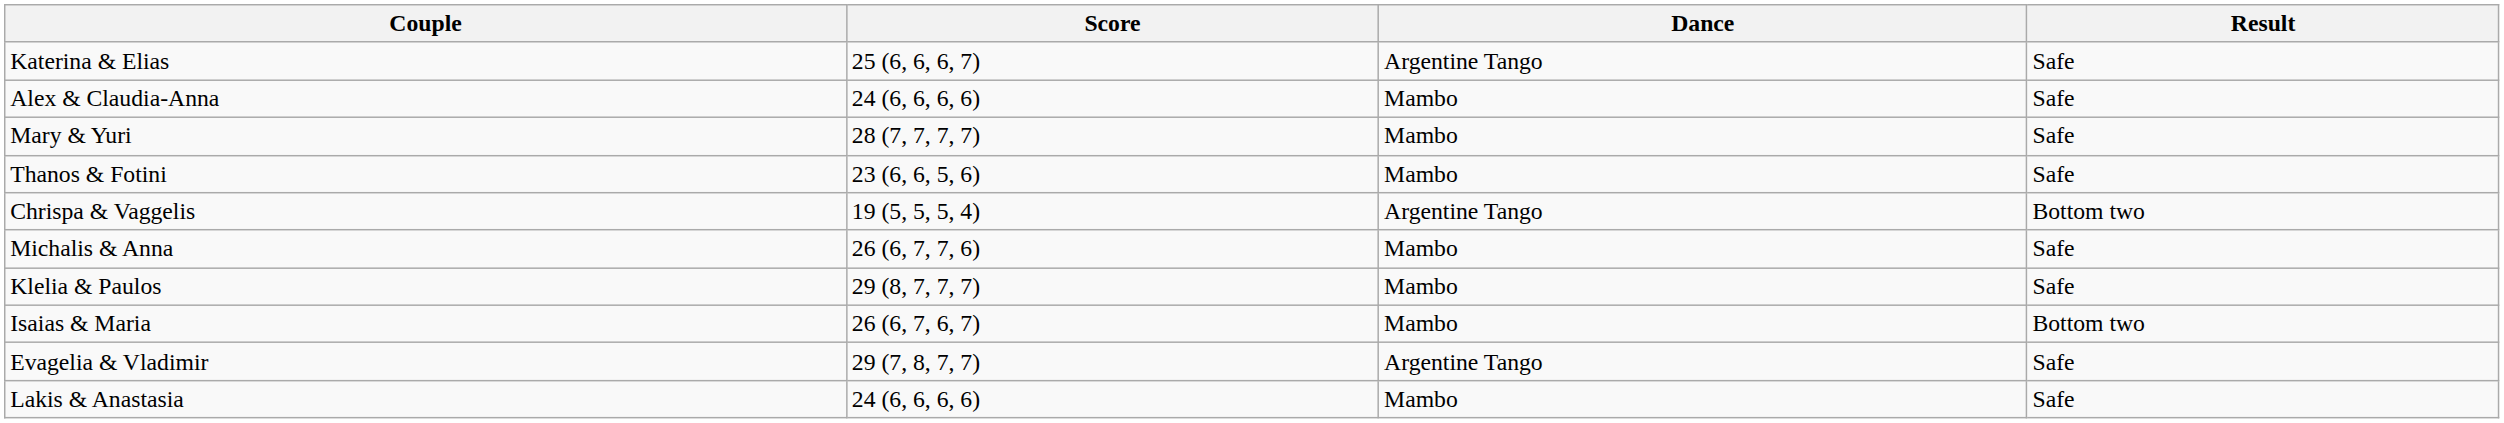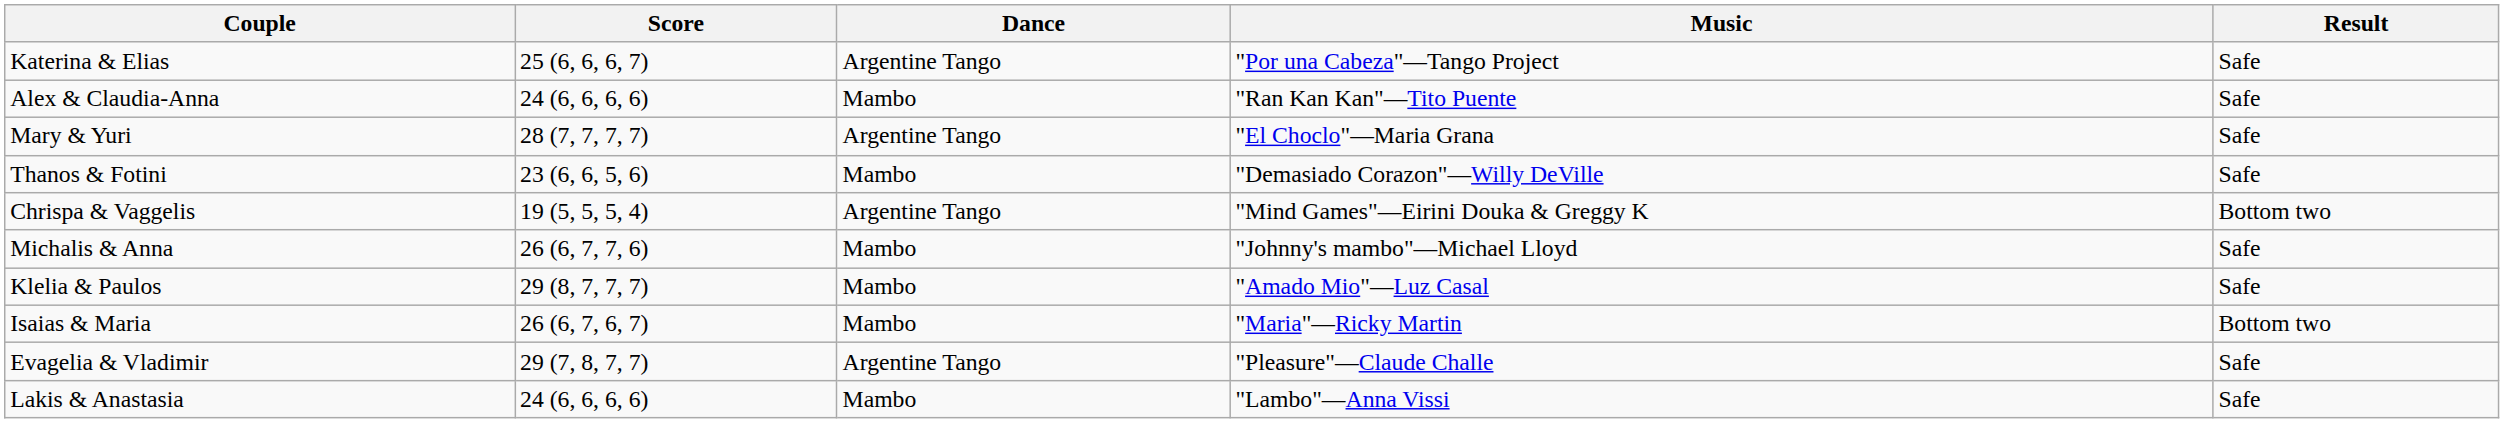+ column: (1721, 23)
(1421, 135) Mambo -> (922, 135) Argentine Tango
